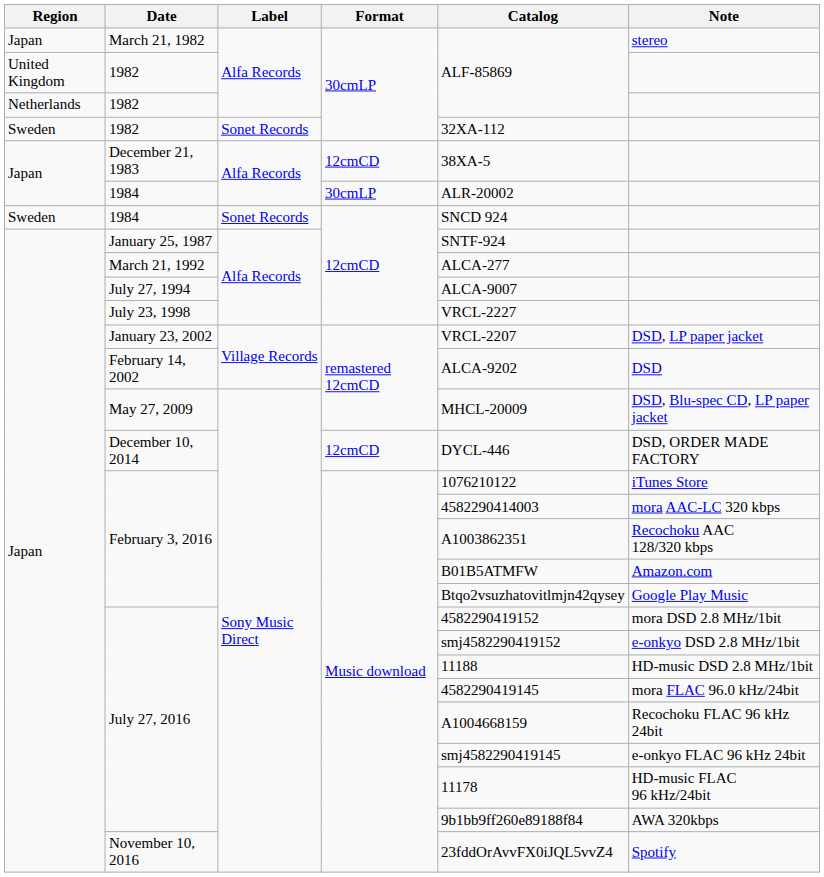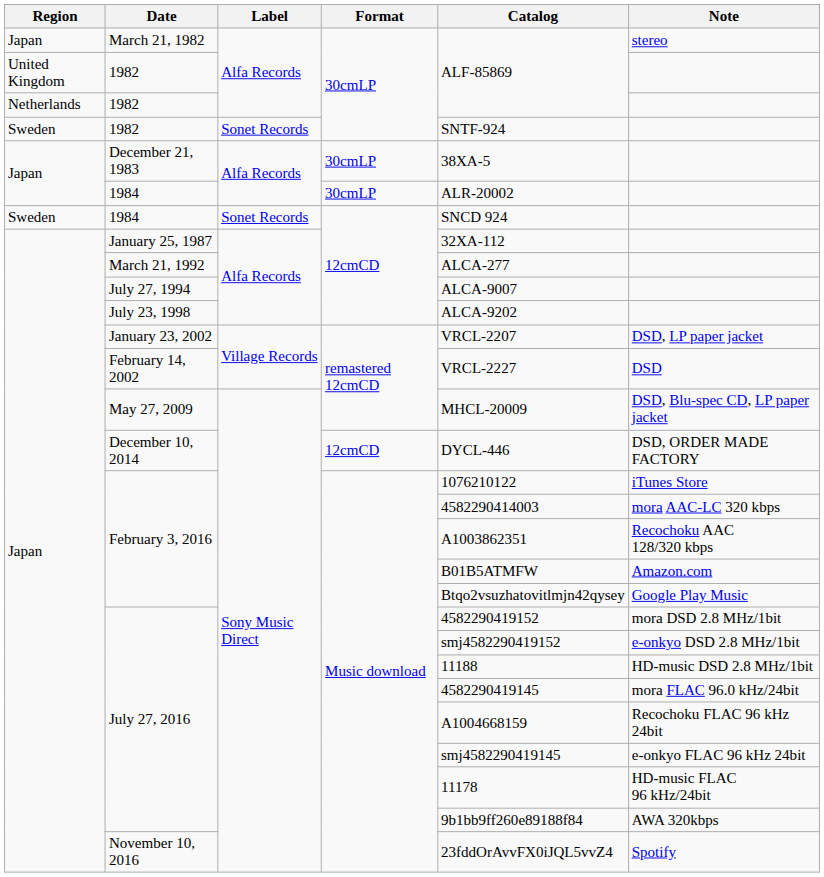(473, 128) 32XA-112 -> (473, 128) SNTF-924
(352, 161) 12cmCD -> (351, 161) 30cmLP
(473, 241) SNTF-924 -> (473, 241) 32XA-112
(479, 312) VRCL-2227 -> (479, 312) ALCA-9202
(479, 368) ALCA-9202 -> (479, 368) VRCL-2227
